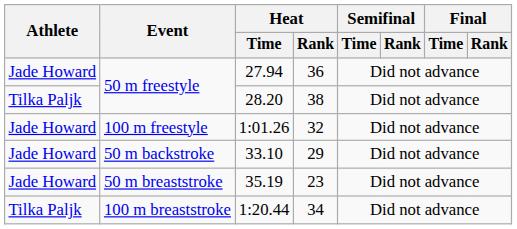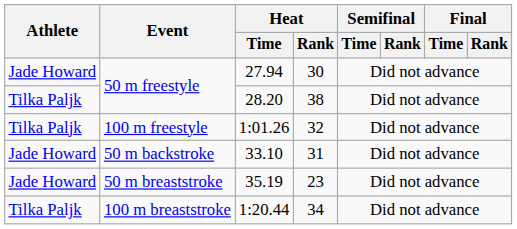(316, 72) 36 -> (316, 72) 30
(52, 127) Jade Howard -> (45, 127) Tilka Paljk
(316, 154) 29 -> (316, 154) 31
